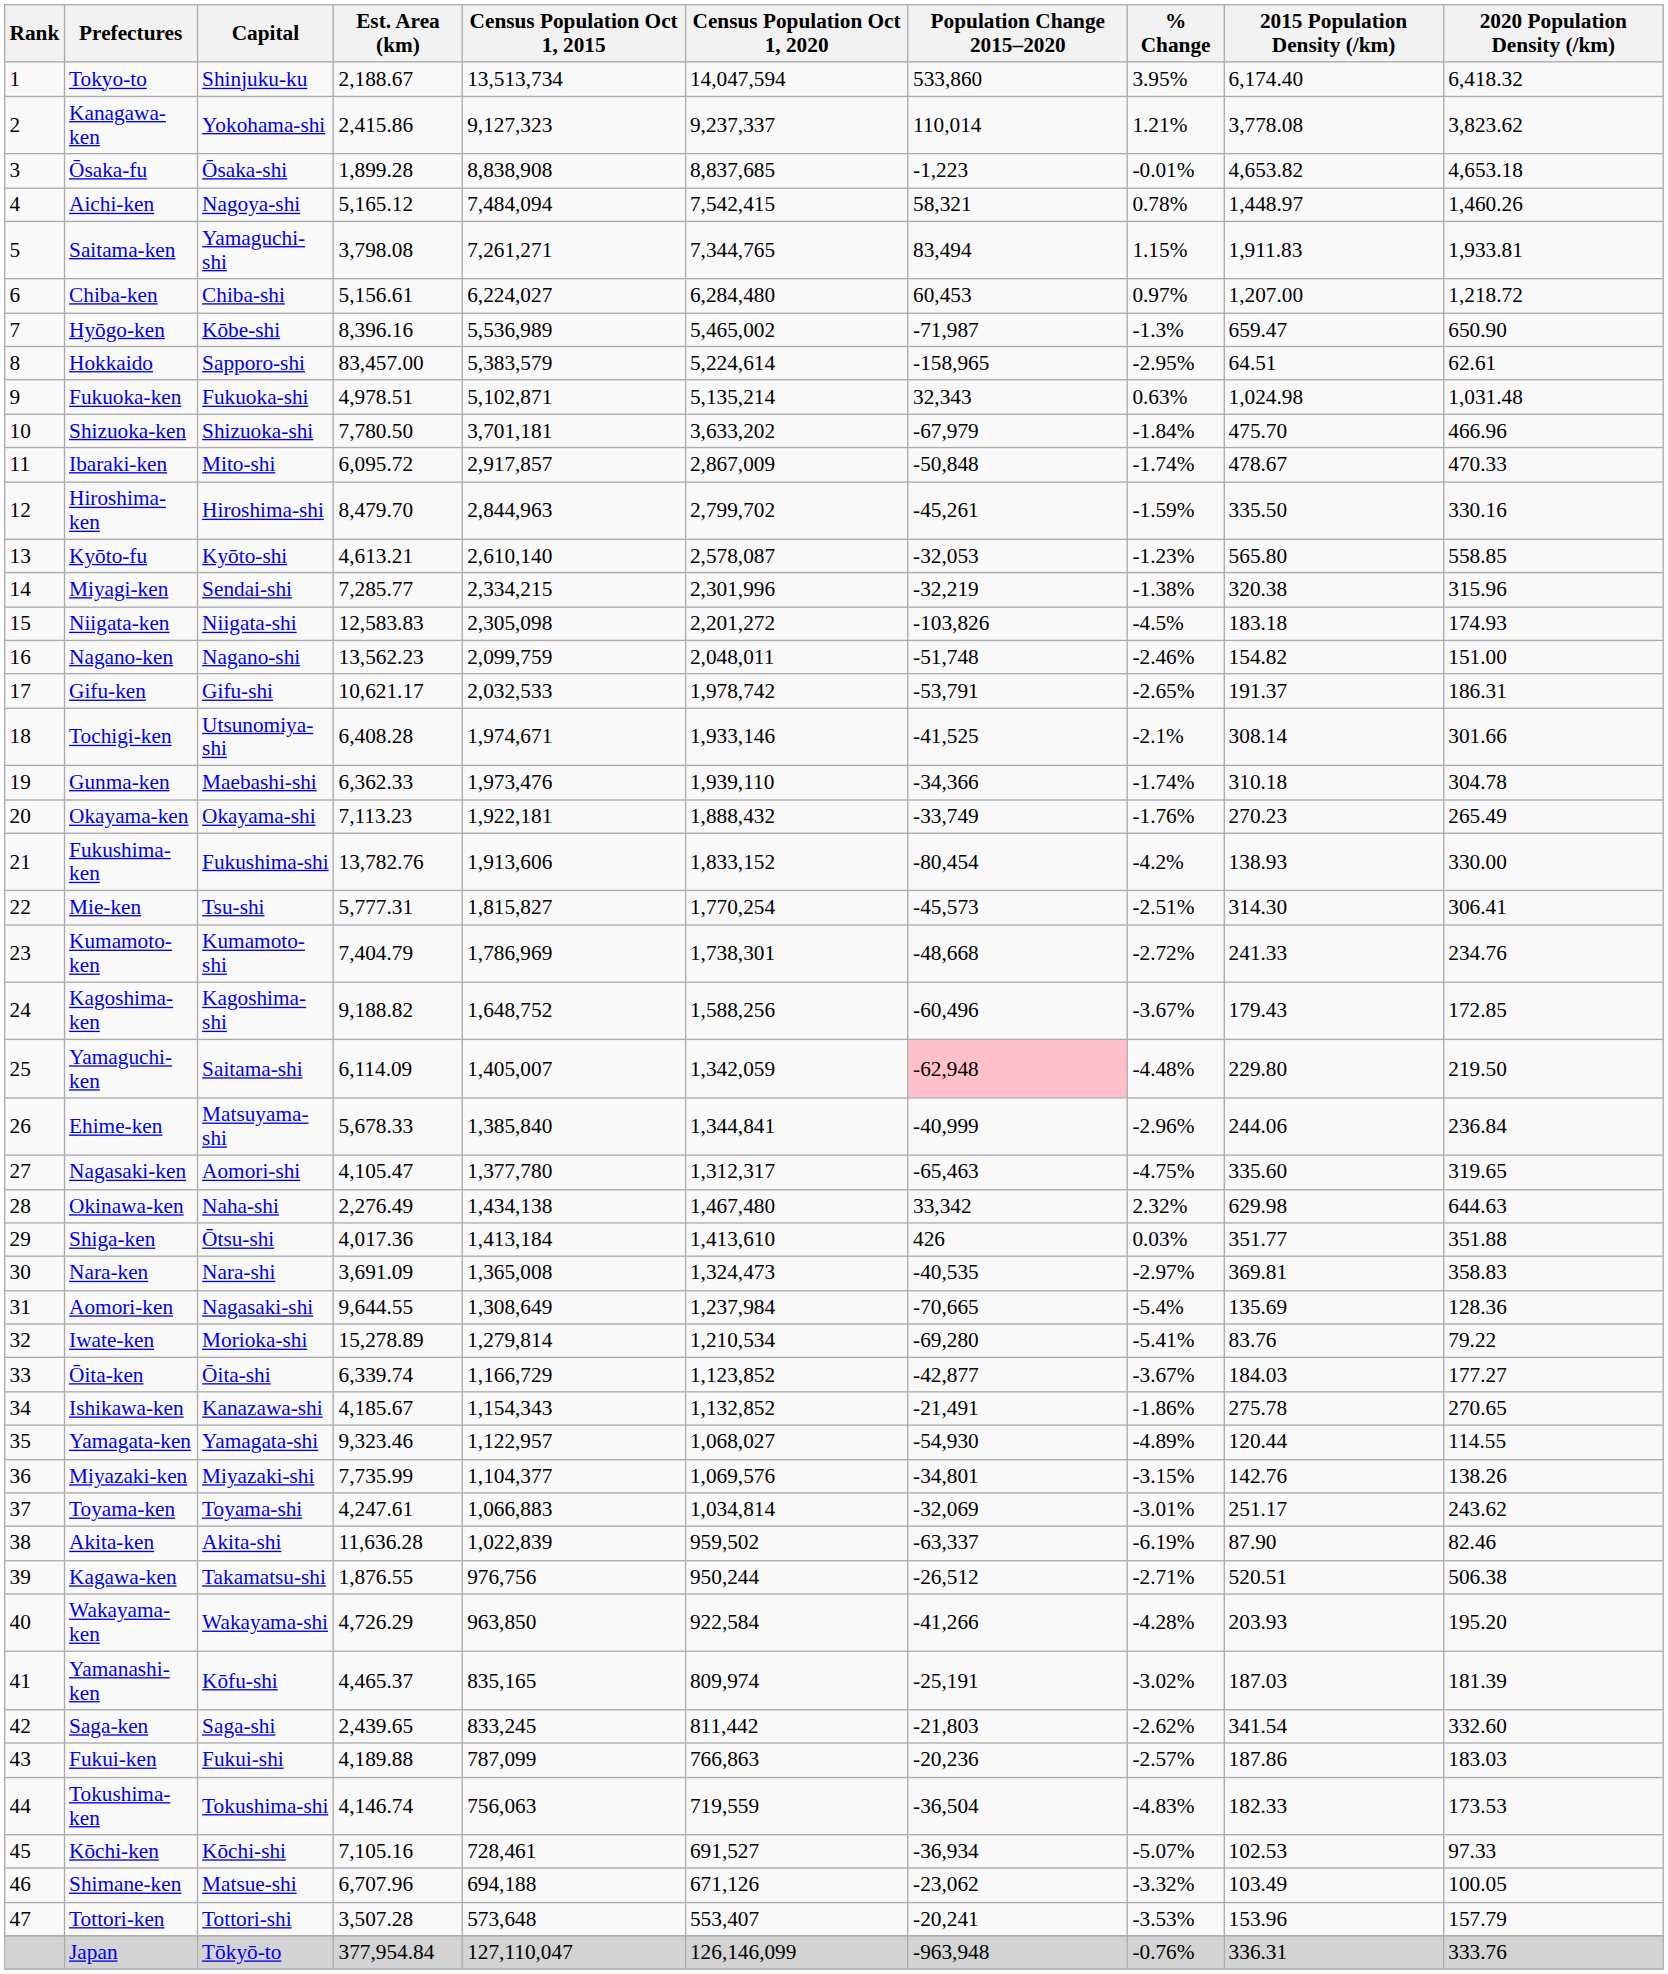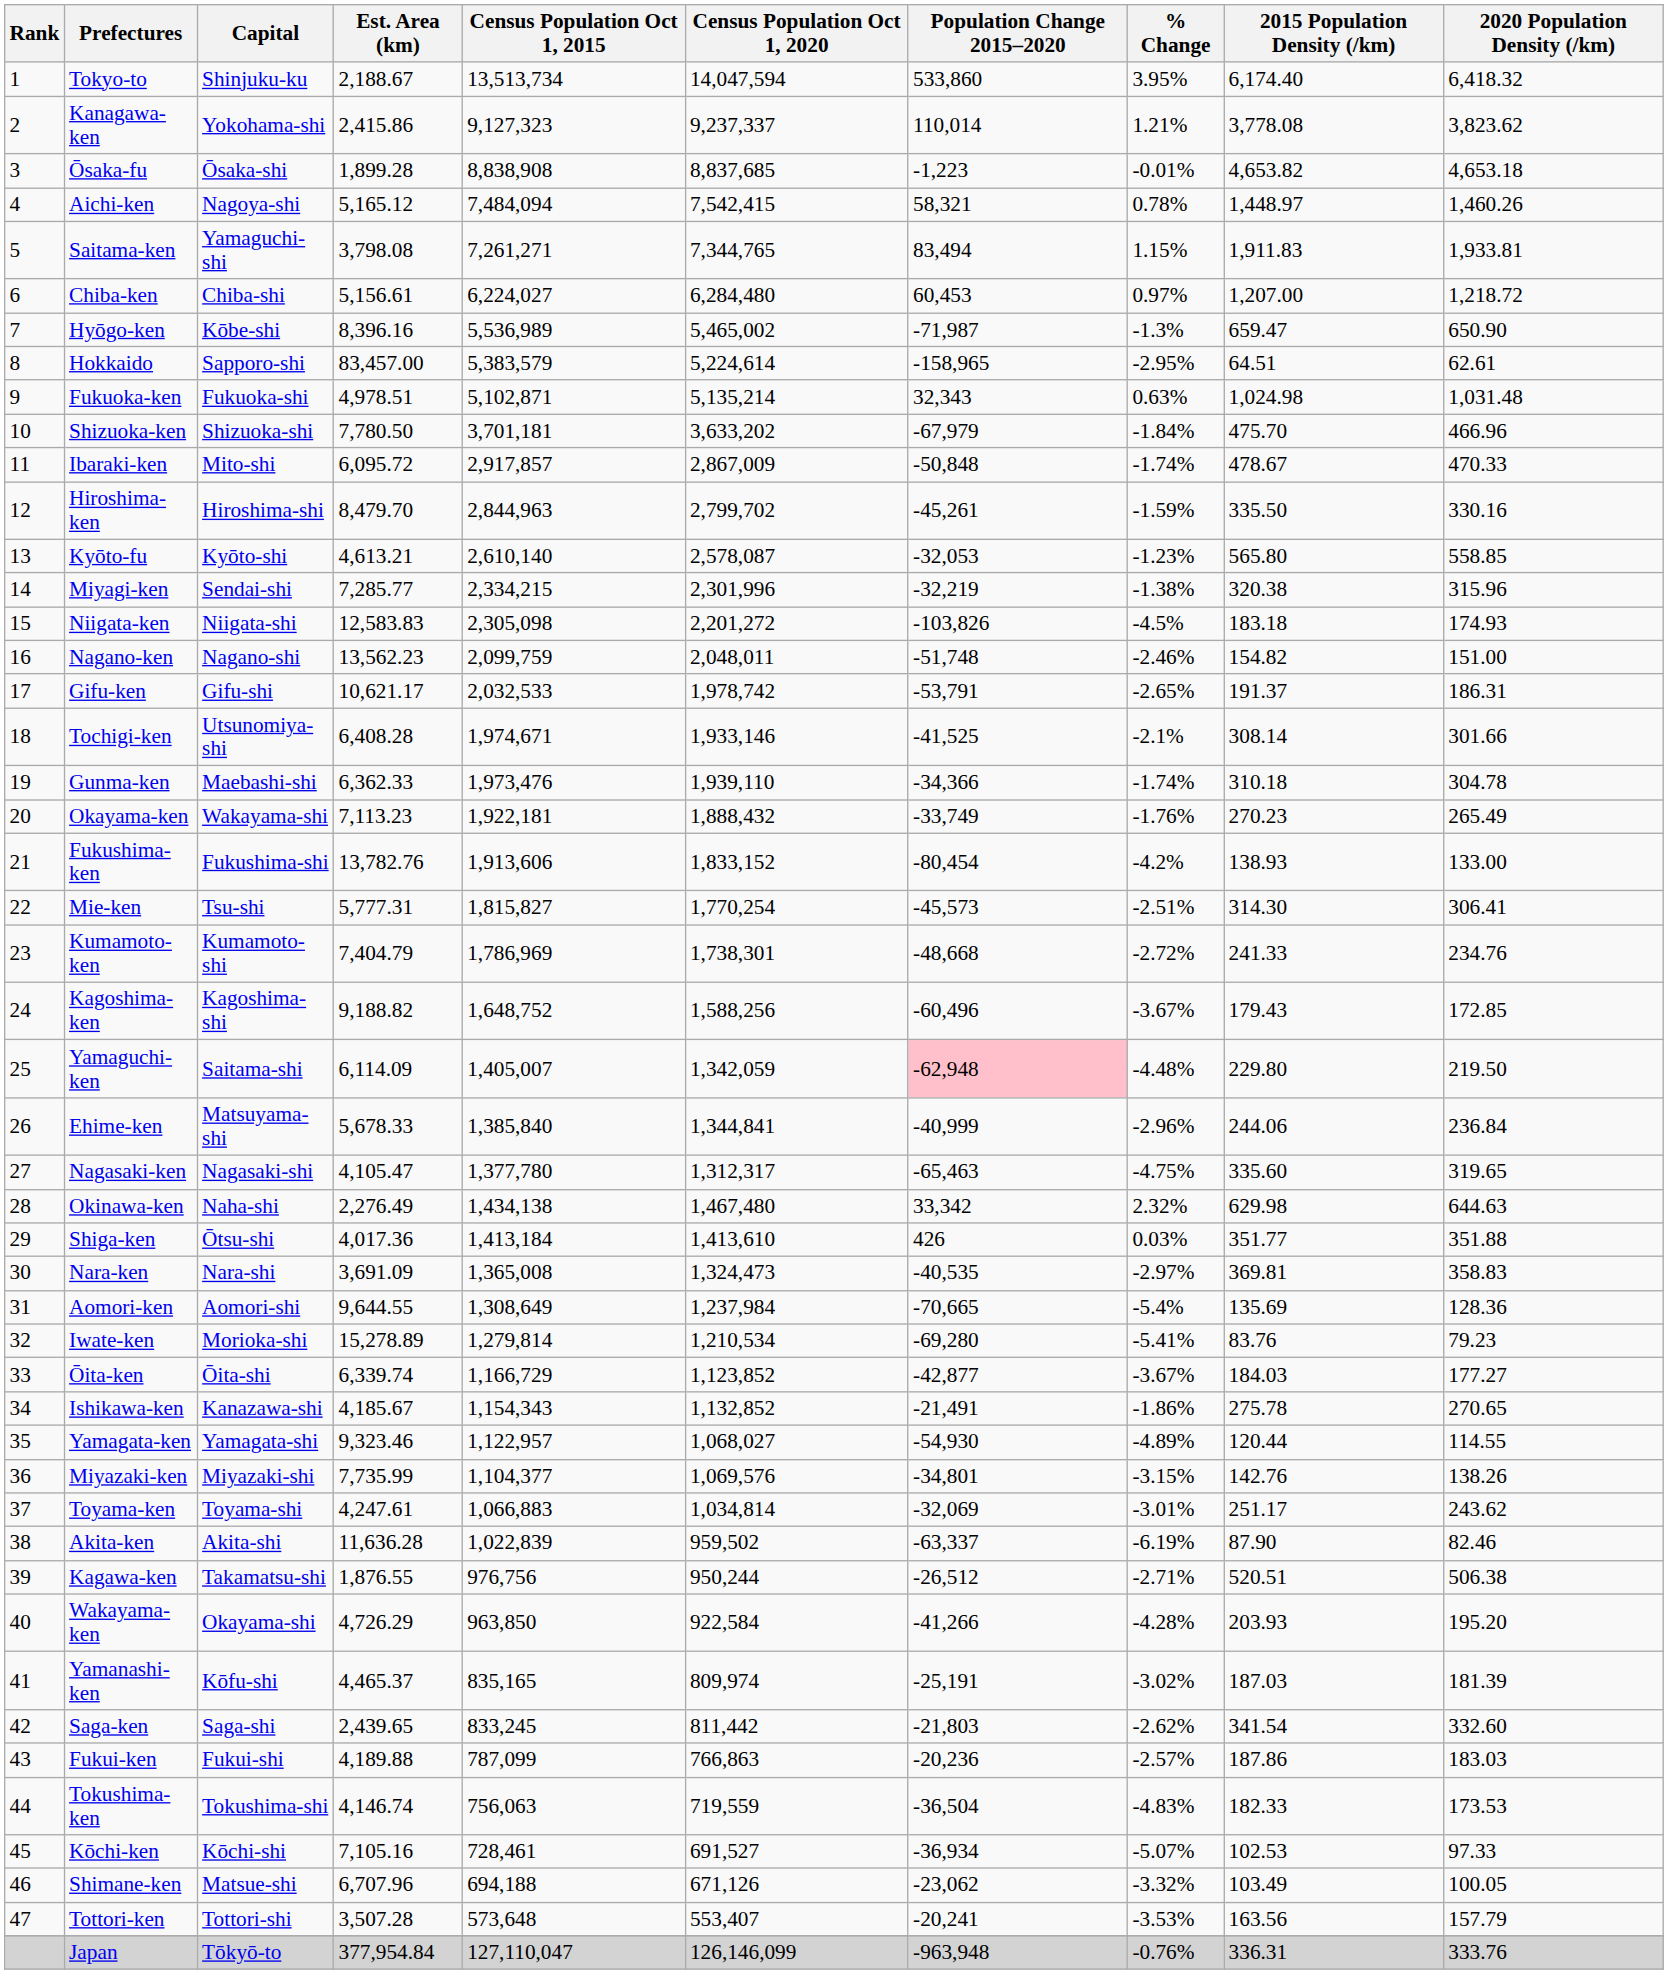(259, 816) Okayama-shi -> (265, 816) Wakayama-shi
(1478, 861) 330.00 -> (1478, 861) 133.00
(251, 1171) Aomori-shi -> (258, 1171) Nagasaki-shi
(258, 1306) Nagasaki-shi -> (251, 1306) Aomori-shi
(1472, 1340) 79.22 -> (1472, 1340) 79.23
(265, 1622) Wakayama-shi -> (259, 1622) Okayama-shi
(1258, 1918) 153.96 -> (1258, 1918) 163.56
